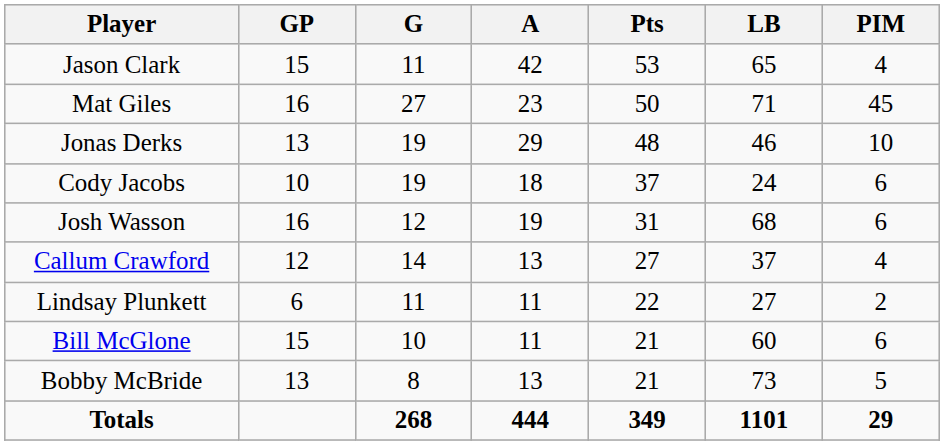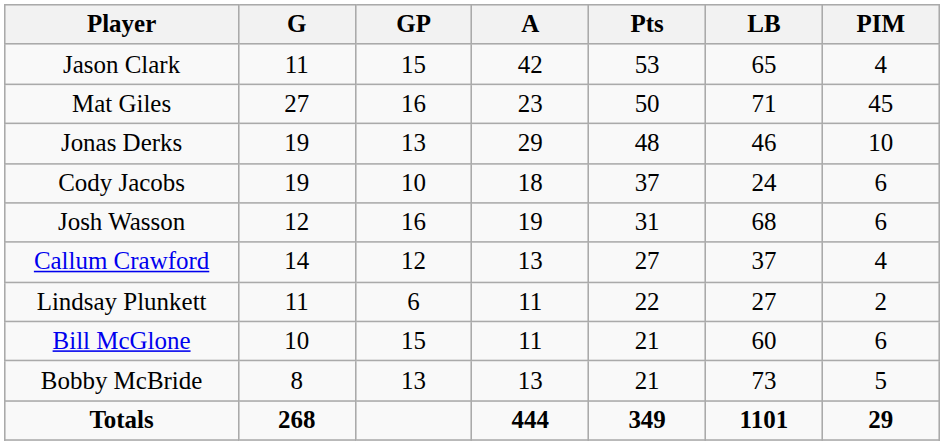columns swapped: (297, 24) <-> (414, 24)
